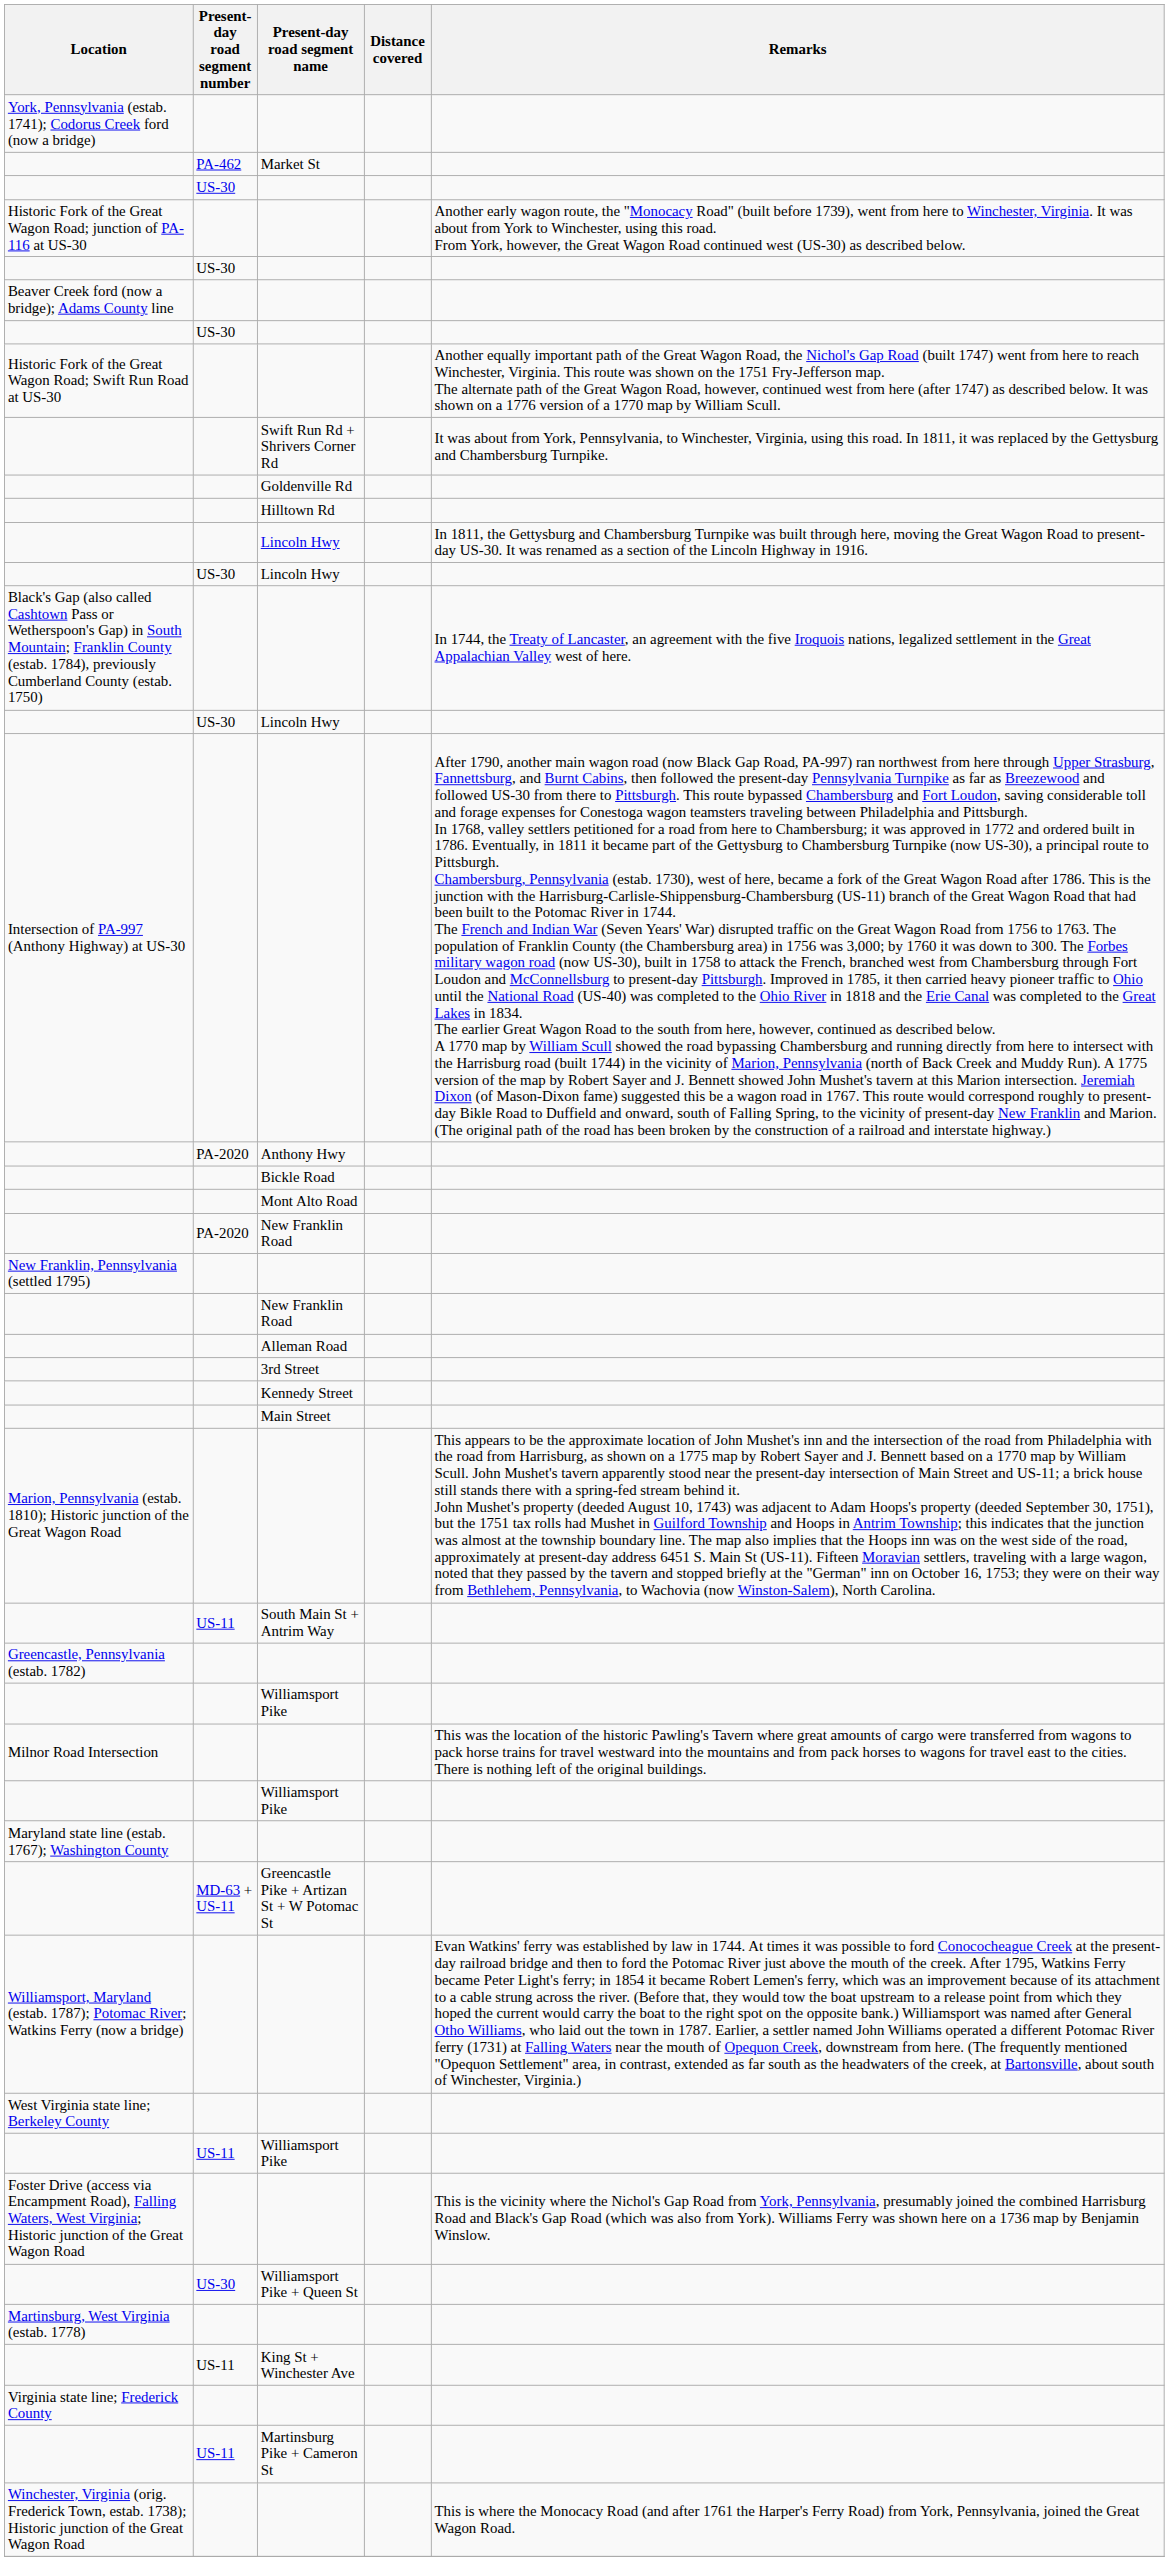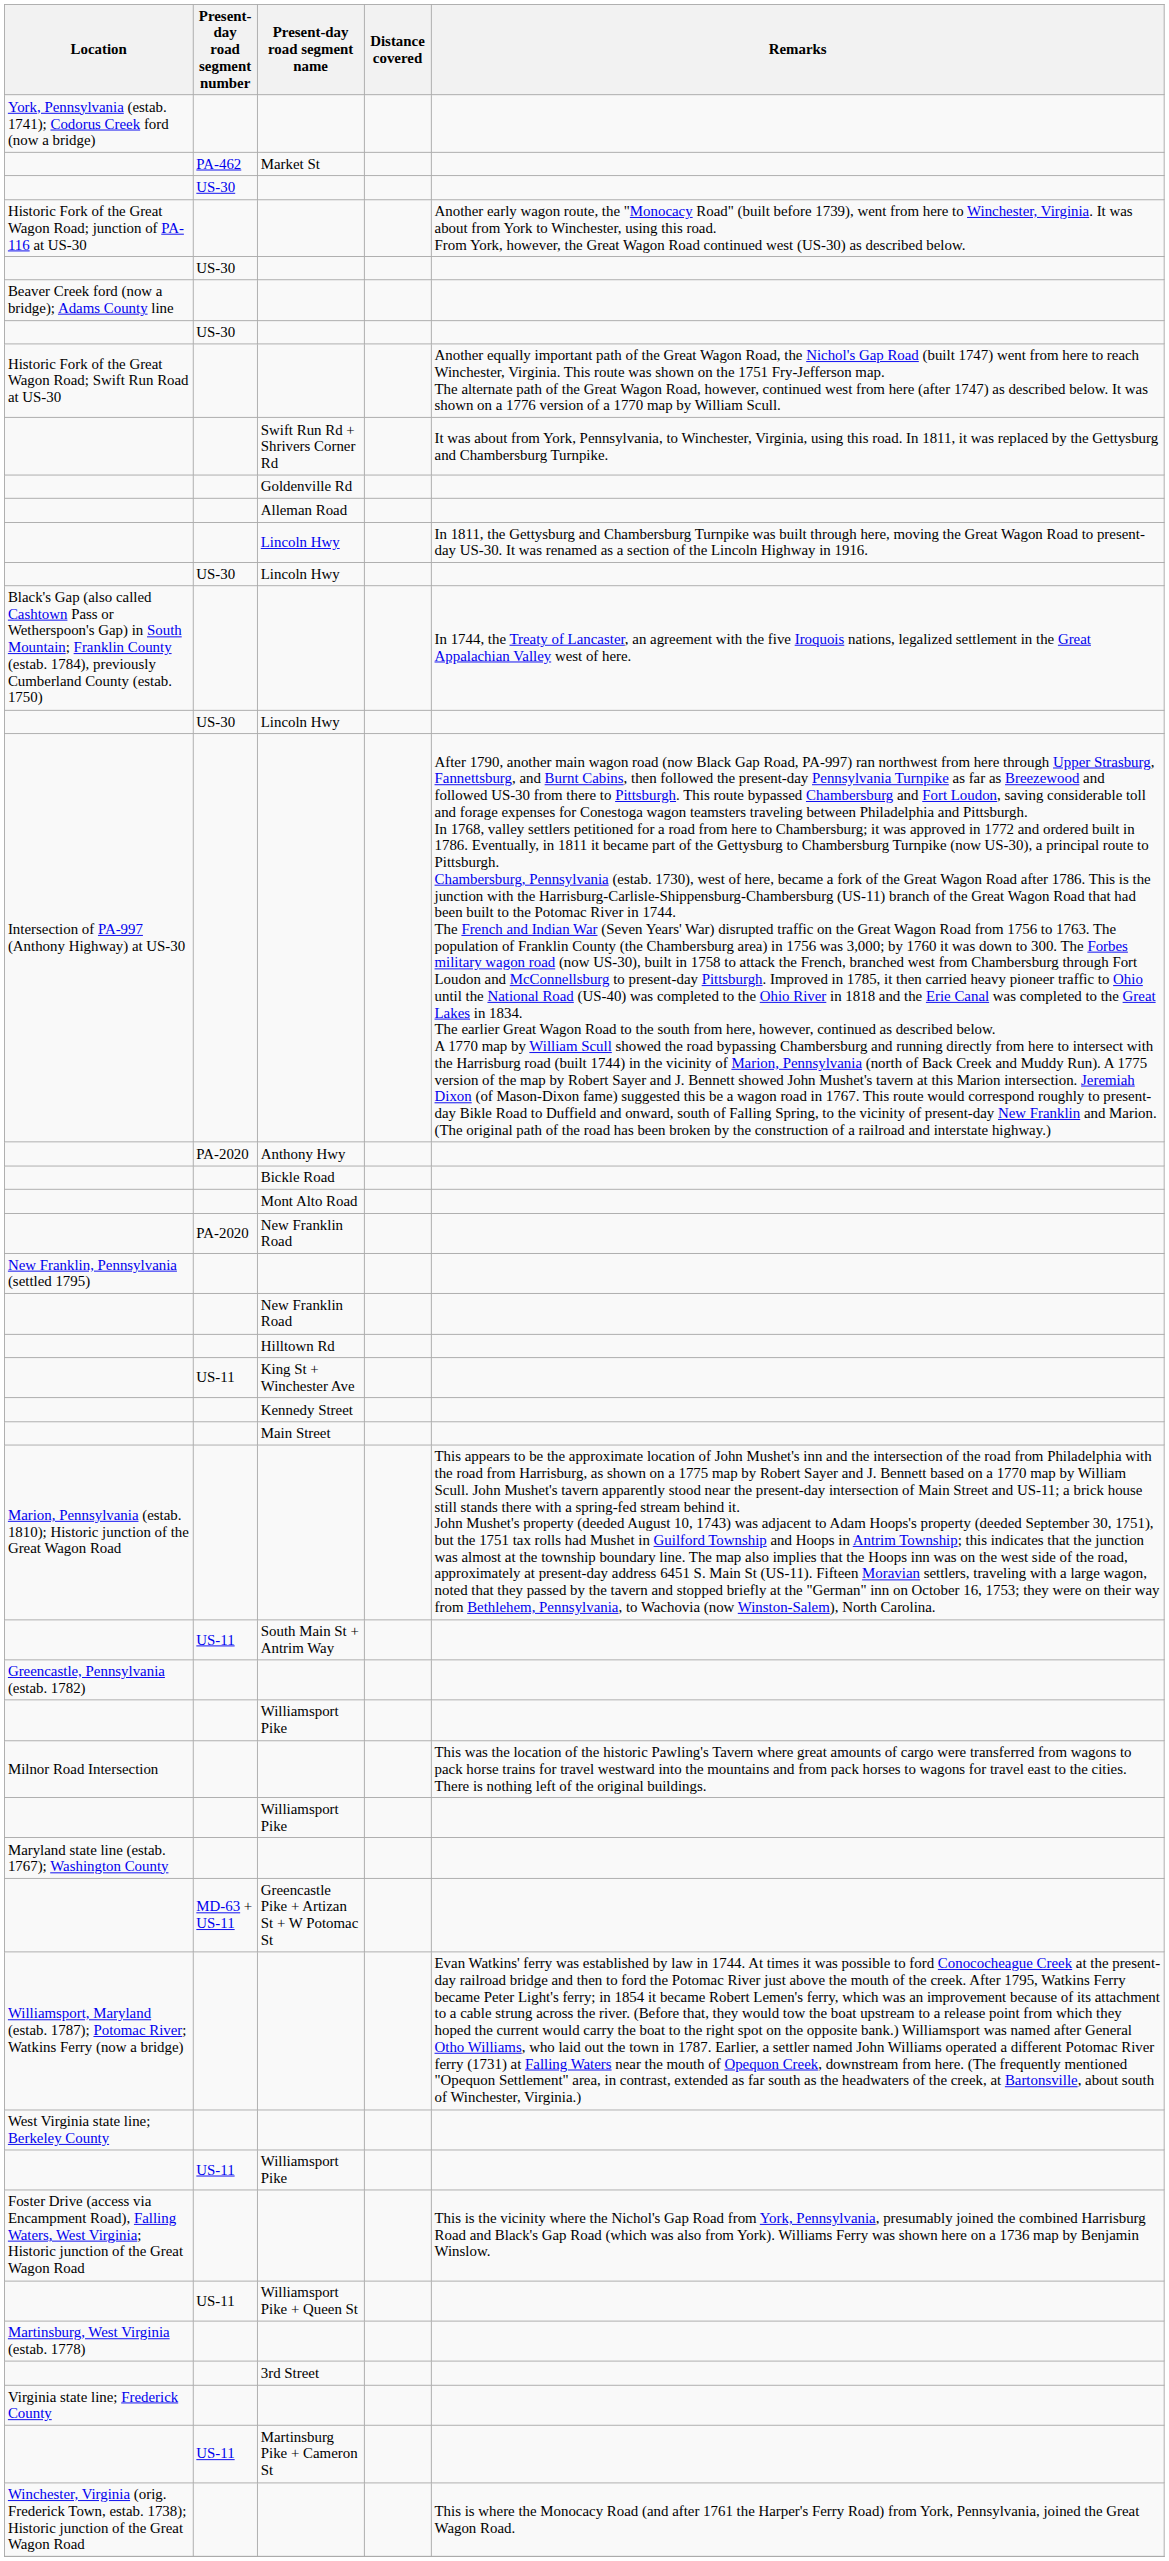rows swapped: (99, 510) <-> (99, 1346)
rows swapped: (99, 1369) <-> (99, 2365)
(216, 2284) US-30 -> (215, 2300) US-11
